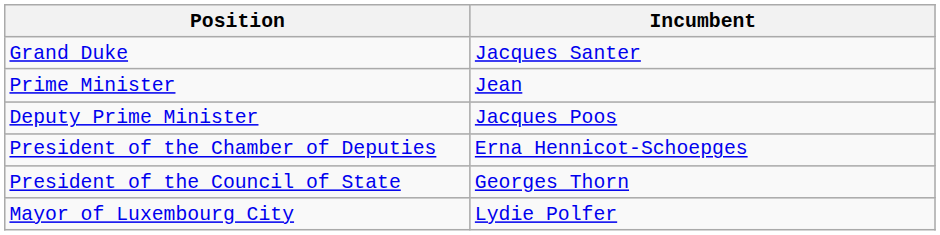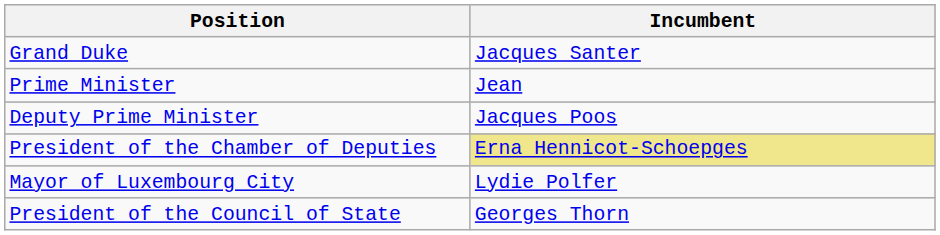(611, 150) no background -> (611, 150) khaki background
rows swapped: (205, 182) <-> (152, 214)
